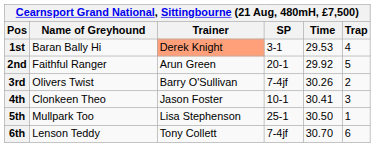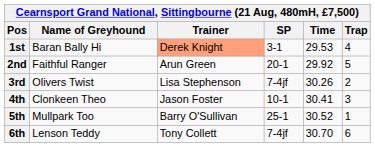(199, 82) Barry O'Sullivan -> (200, 82) Lisa Stephenson
(200, 116) Lisa Stephenson -> (199, 116) Barry O'Sullivan
(319, 116) 30.50 -> (319, 116) 30.52
